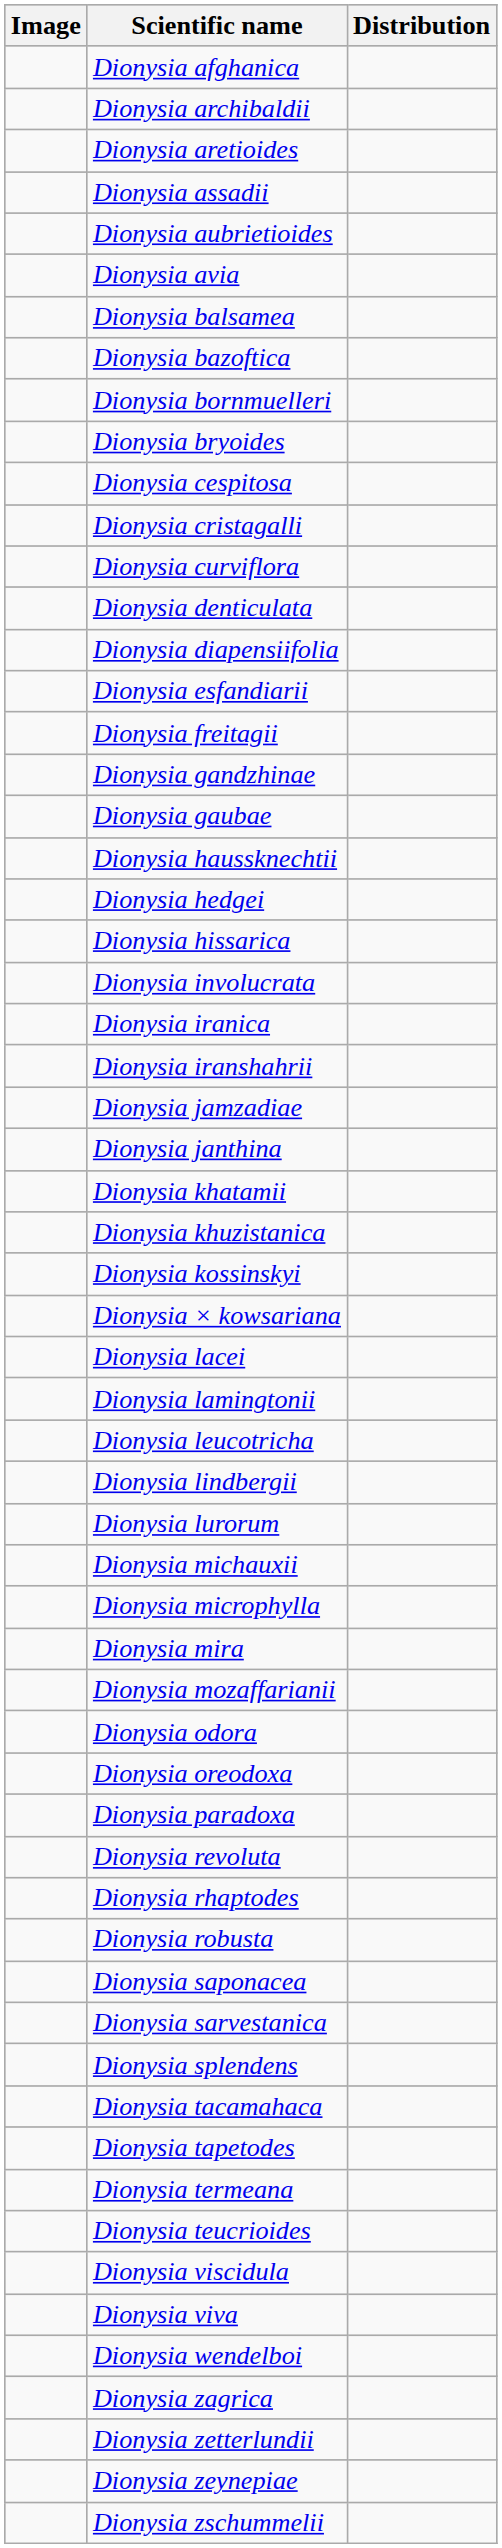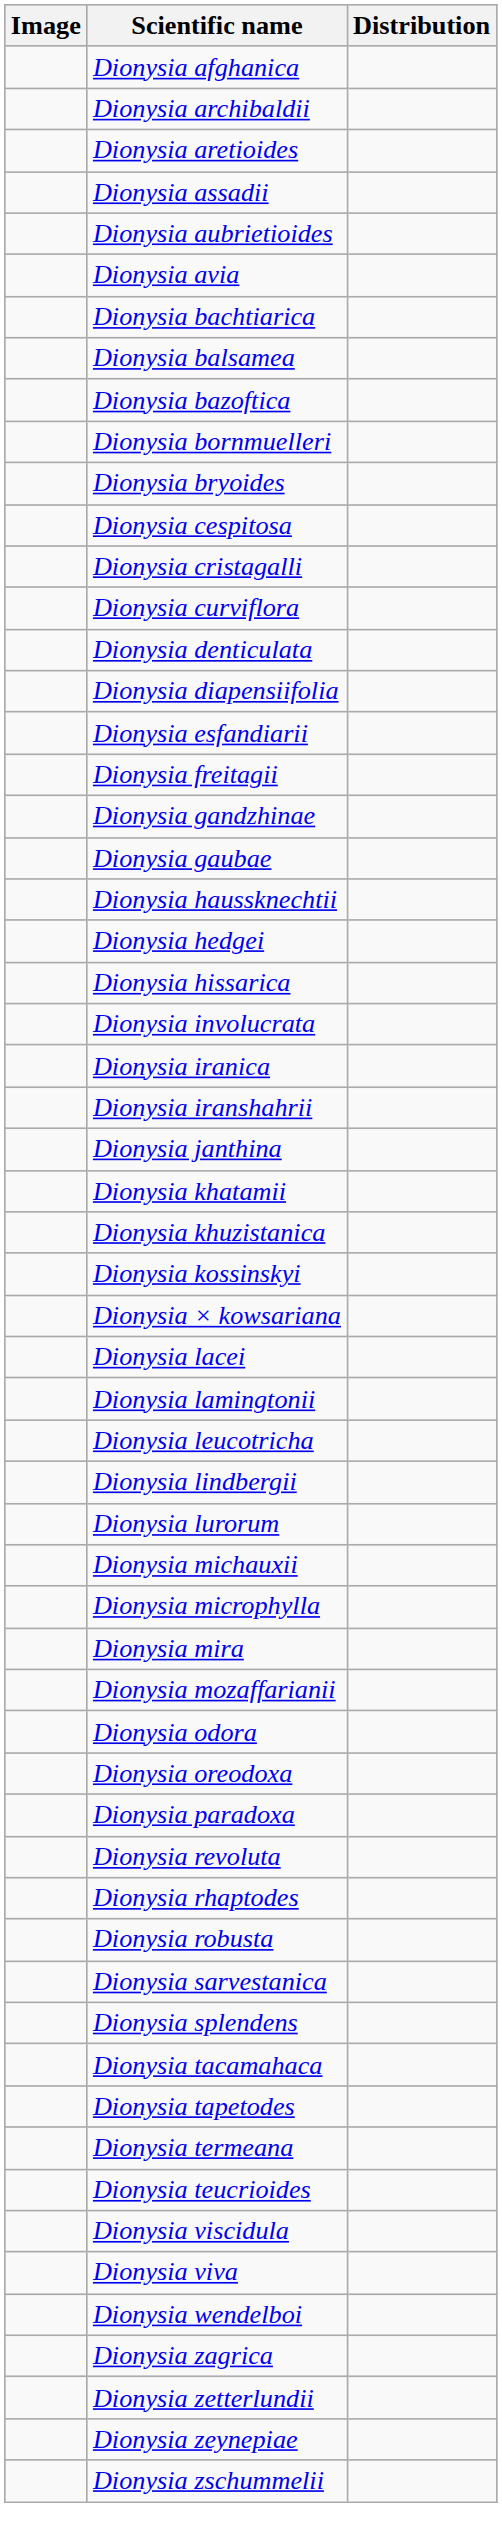+ row: (204, 316)
- row: (198, 1107)
- row: (200, 1981)
